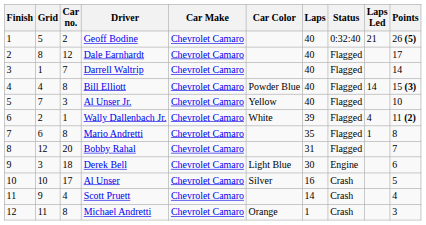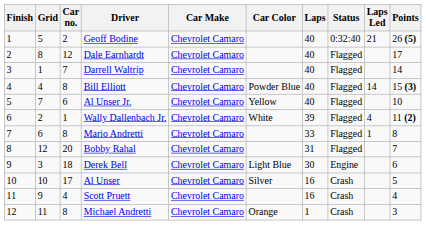(65, 102) 3 -> (65, 102) 6
(310, 133) 35 -> (310, 133) 33
(310, 196) 14 -> (310, 196) 16
